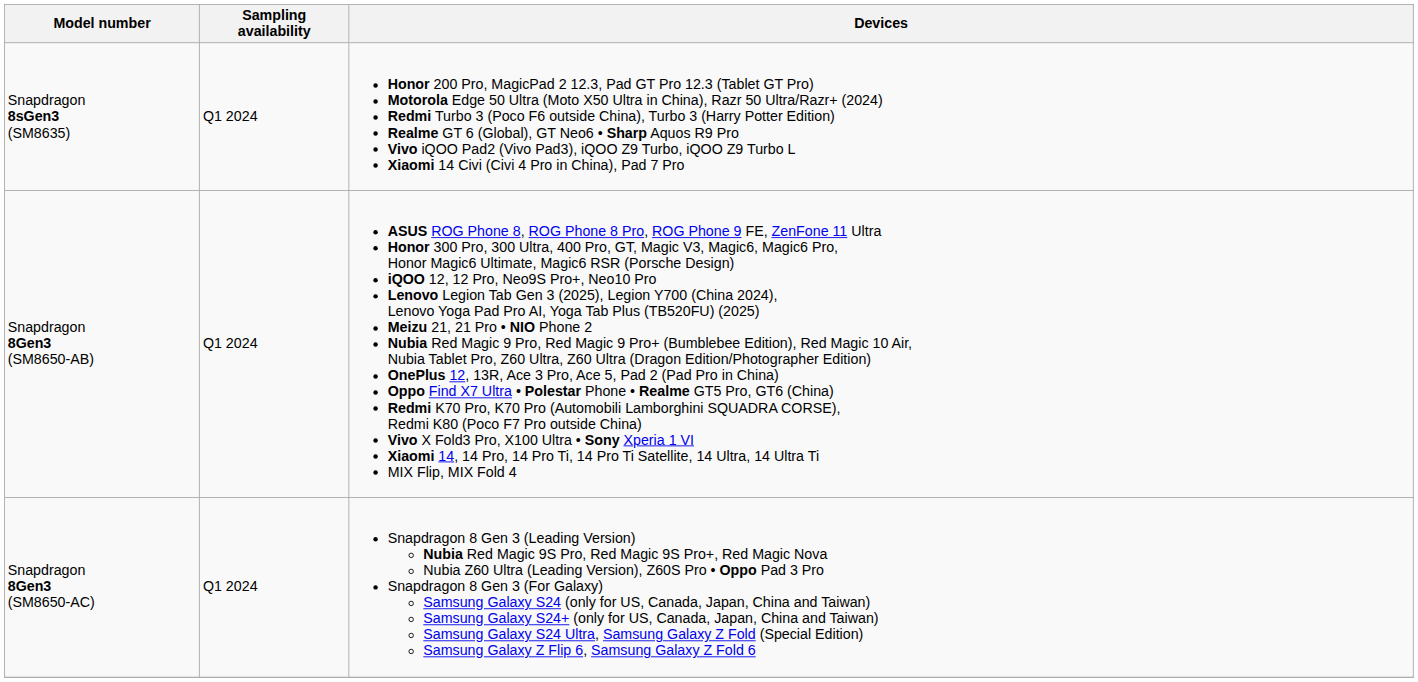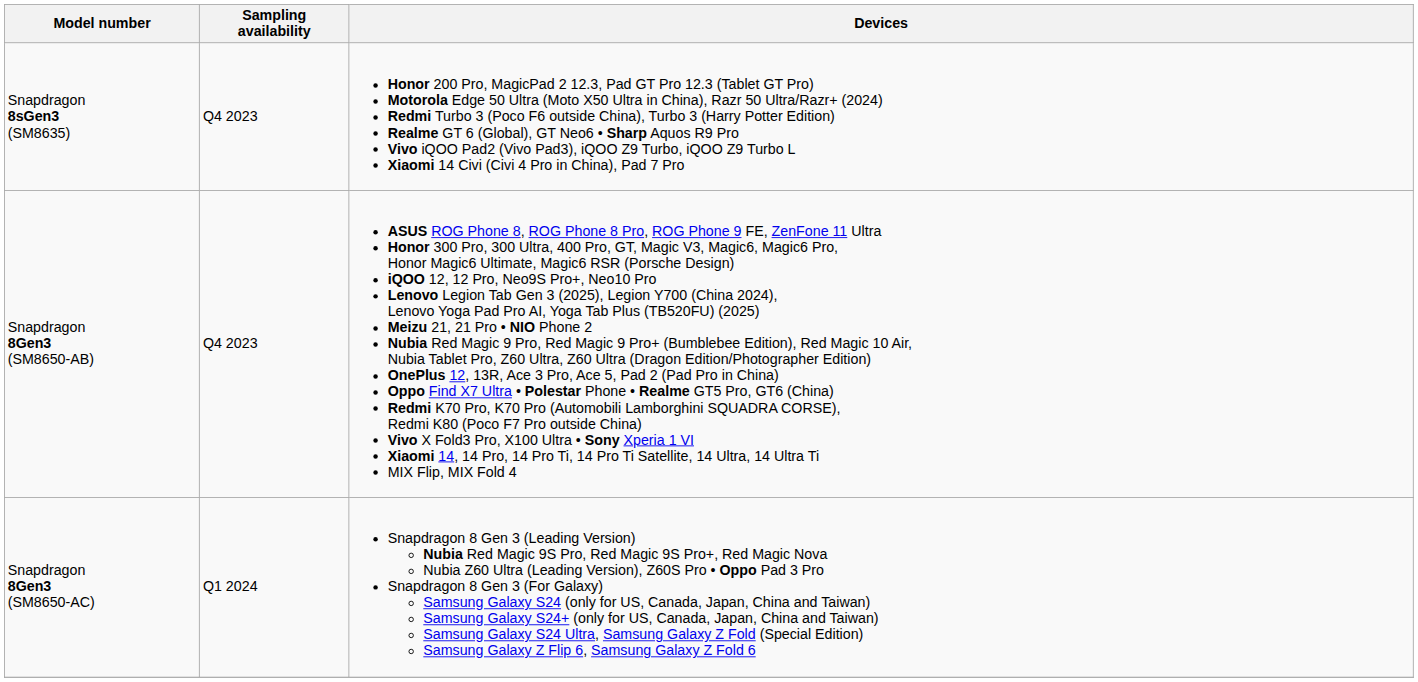(230, 116) Q1 2024 -> (230, 116) Q4 2023
(230, 343) Q1 2024 -> (230, 343) Q4 2023
